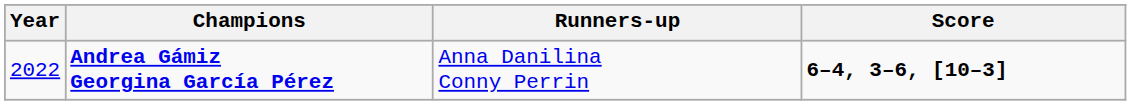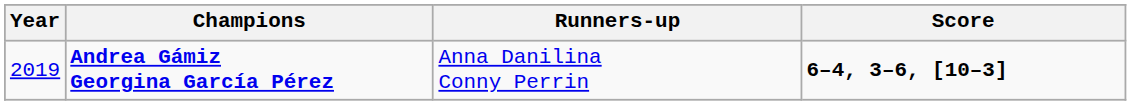(35, 70) 2022 -> (35, 70) 2019
